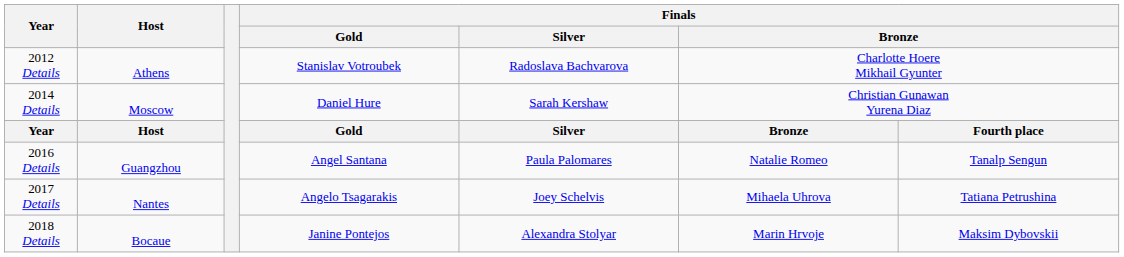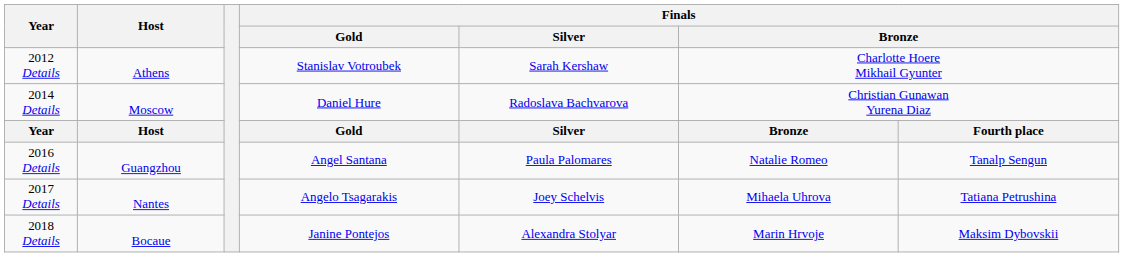(569, 65) Radoslava Bachvarova -> (569, 65) Sarah Kershaw
(569, 102) Sarah Kershaw -> (569, 102) Radoslava Bachvarova
